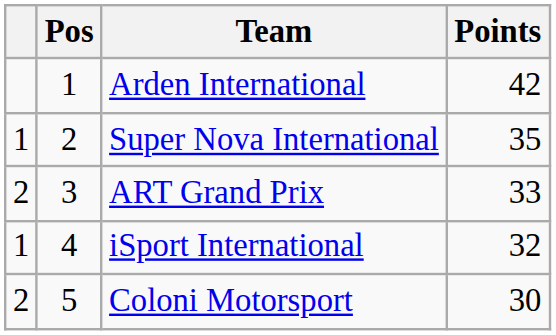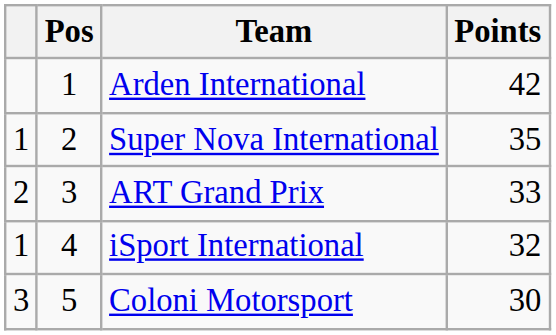(21, 300) 2 -> (21, 300) 3
